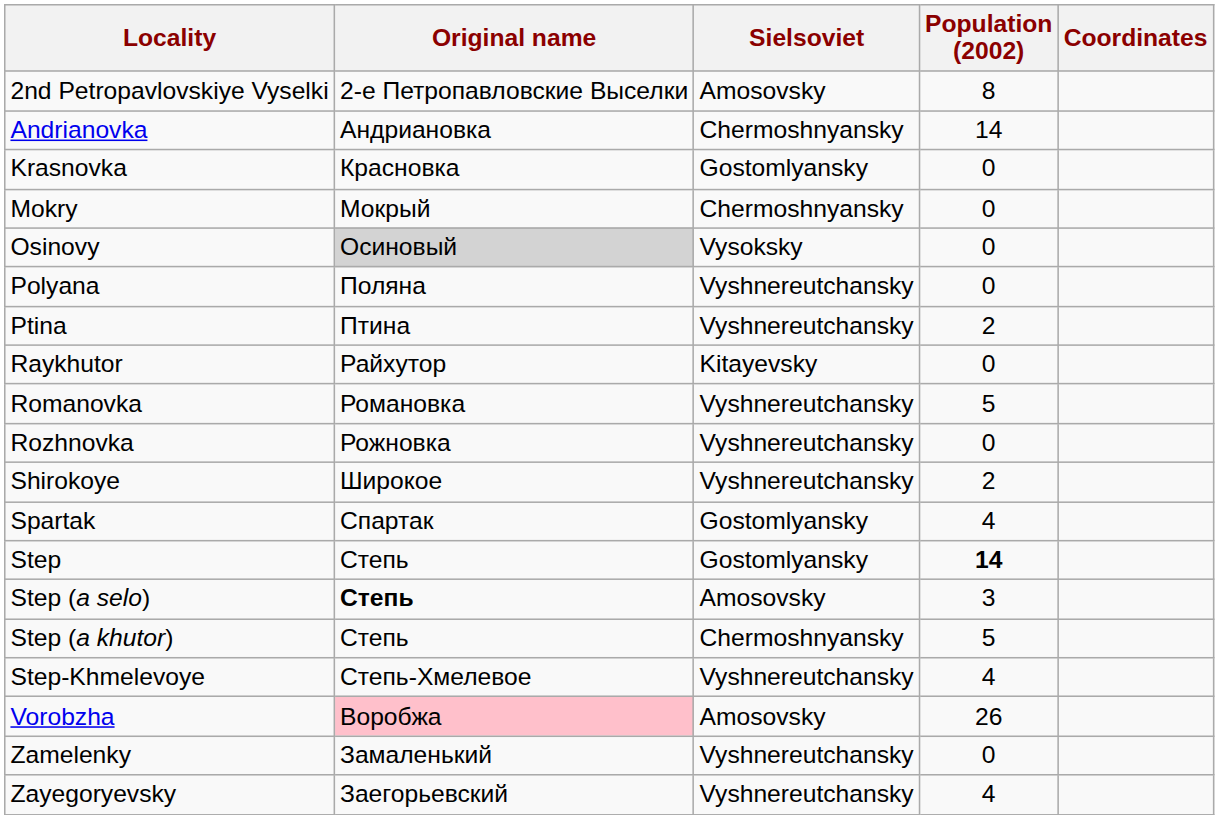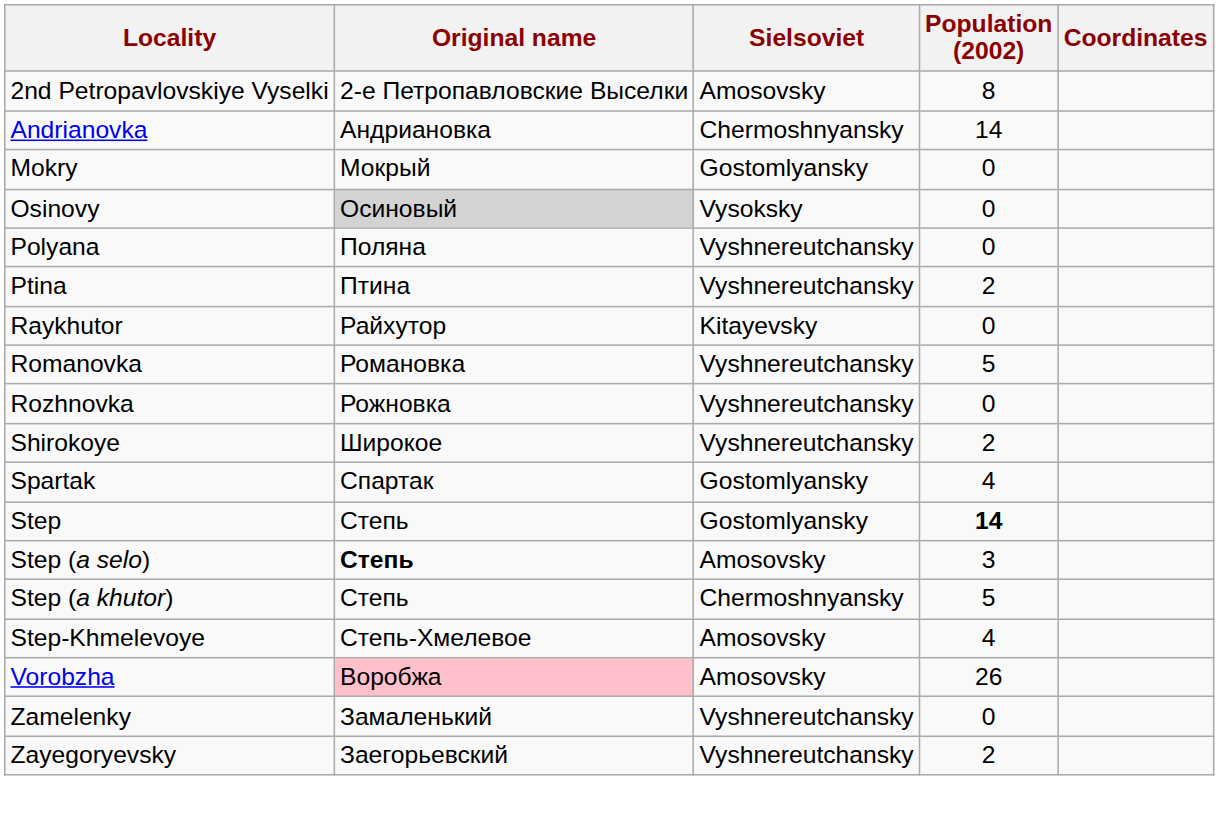- row: (69, 168)
(802, 208) Chermoshnyansky -> (784, 168) Gostomlyansky
(807, 676) Vyshnereutchansky -> (763, 637) Amosovsky
(989, 794) 4 -> (989, 755) 2
